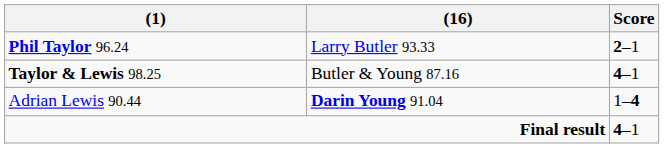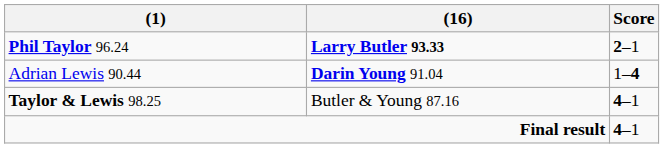(373, 45) normal -> (377, 45) bold
rows swapped: (75, 101) <-> (85, 73)
